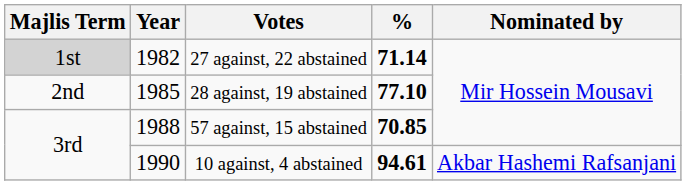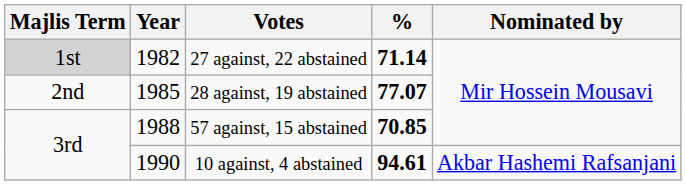(402, 92) 77.10 -> (402, 92) 77.07
